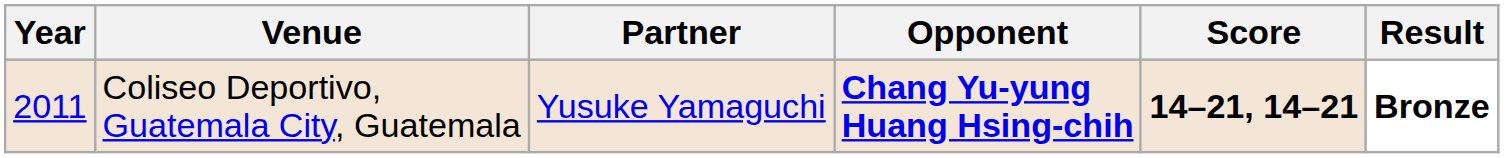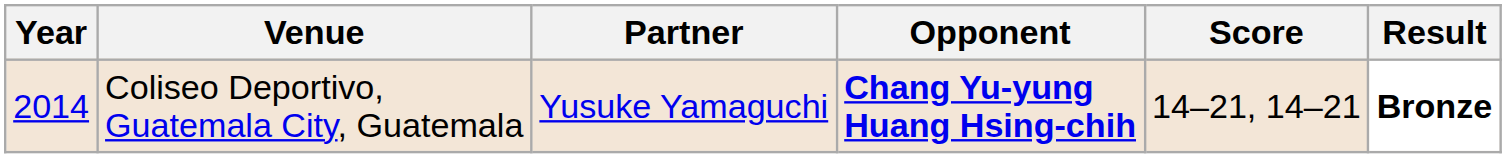(50, 105) 2011 -> (51, 105) 2014
(1254, 105) bold -> (1256, 105) normal
